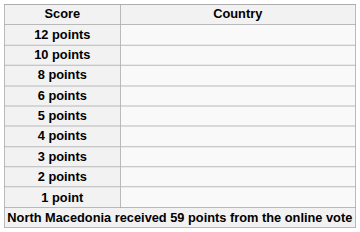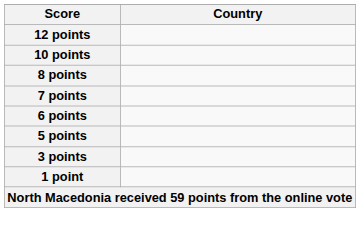+ row: (62, 95)
- row: (62, 136)
- row: (62, 177)
